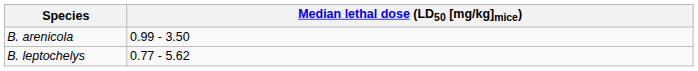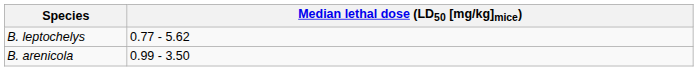rows swapped: (40, 36) <-> (46, 56)
